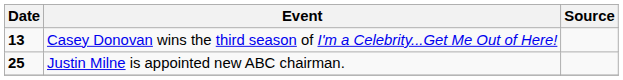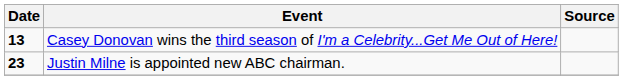(16, 63) 25 -> (16, 63) 23
